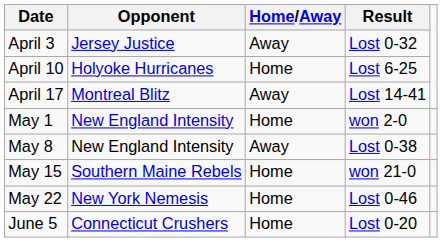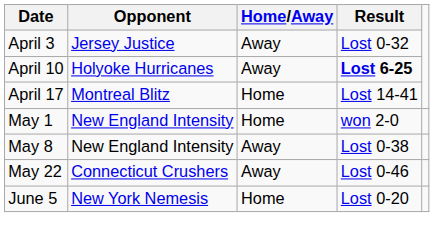(271, 69) Home -> (261, 69) Away
(383, 69) normal -> (377, 69) bold
(269, 95) Away -> (263, 95) Home
- row: (35, 172)
(140, 198) New York Nemesis -> (150, 172) Connecticut Crushers
(271, 198) Home -> (261, 172) Away
(150, 224) Connecticut Crushers -> (140, 198) New York Nemesis
